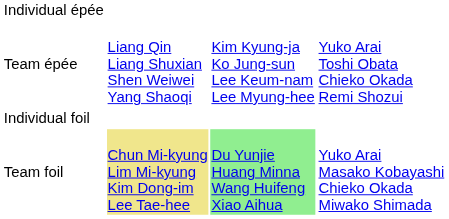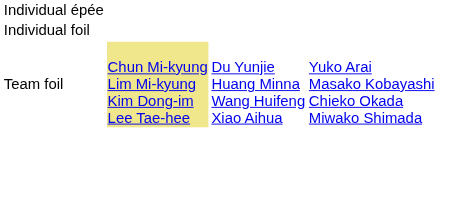- row: (41, 64)
(258, 180) lightgreen background -> (258, 92) no background
